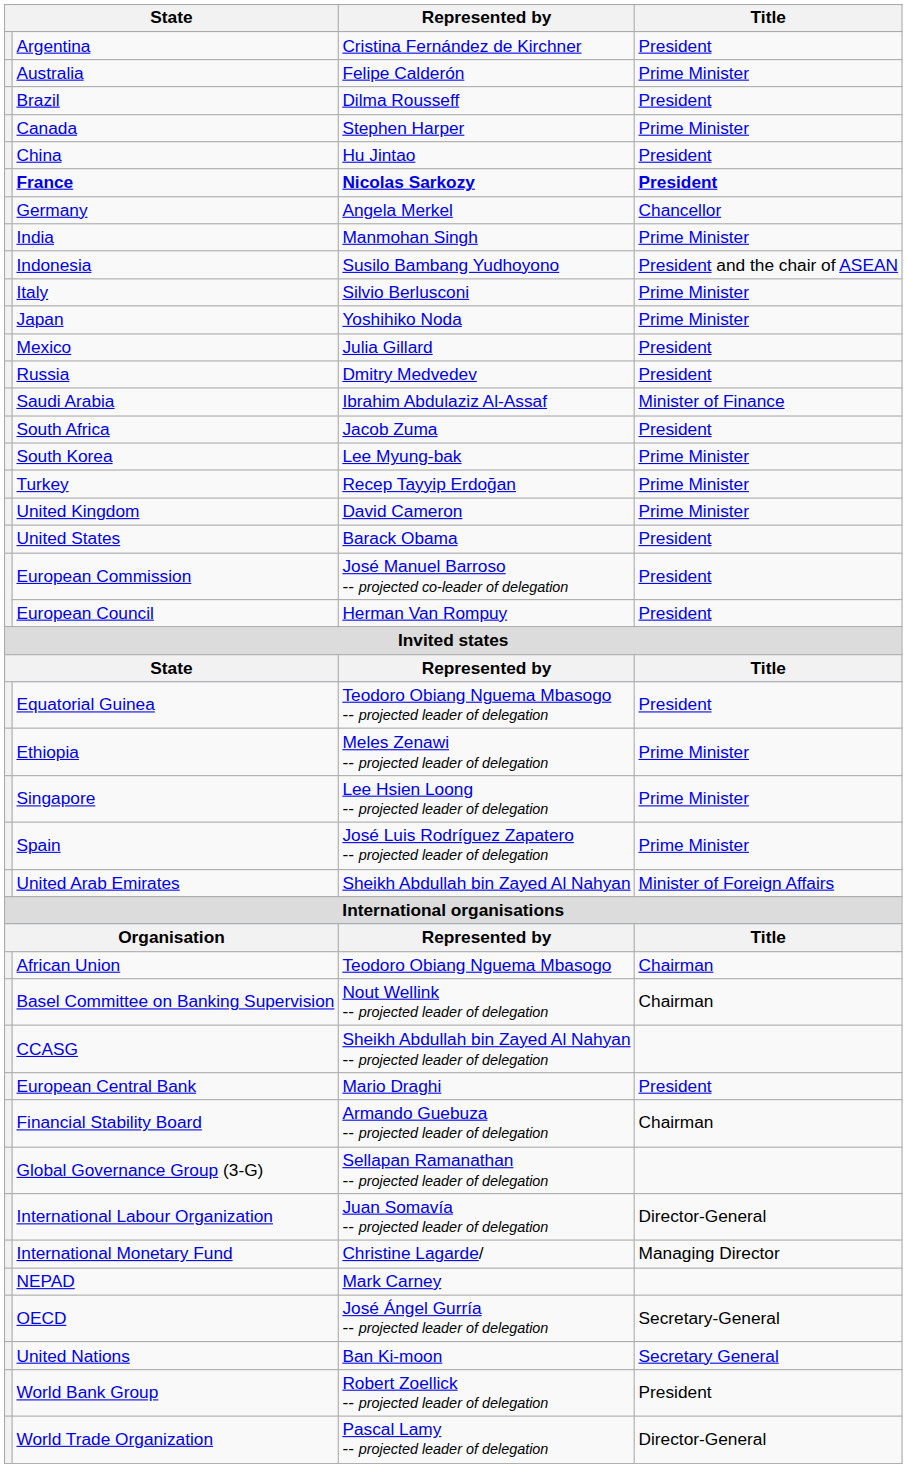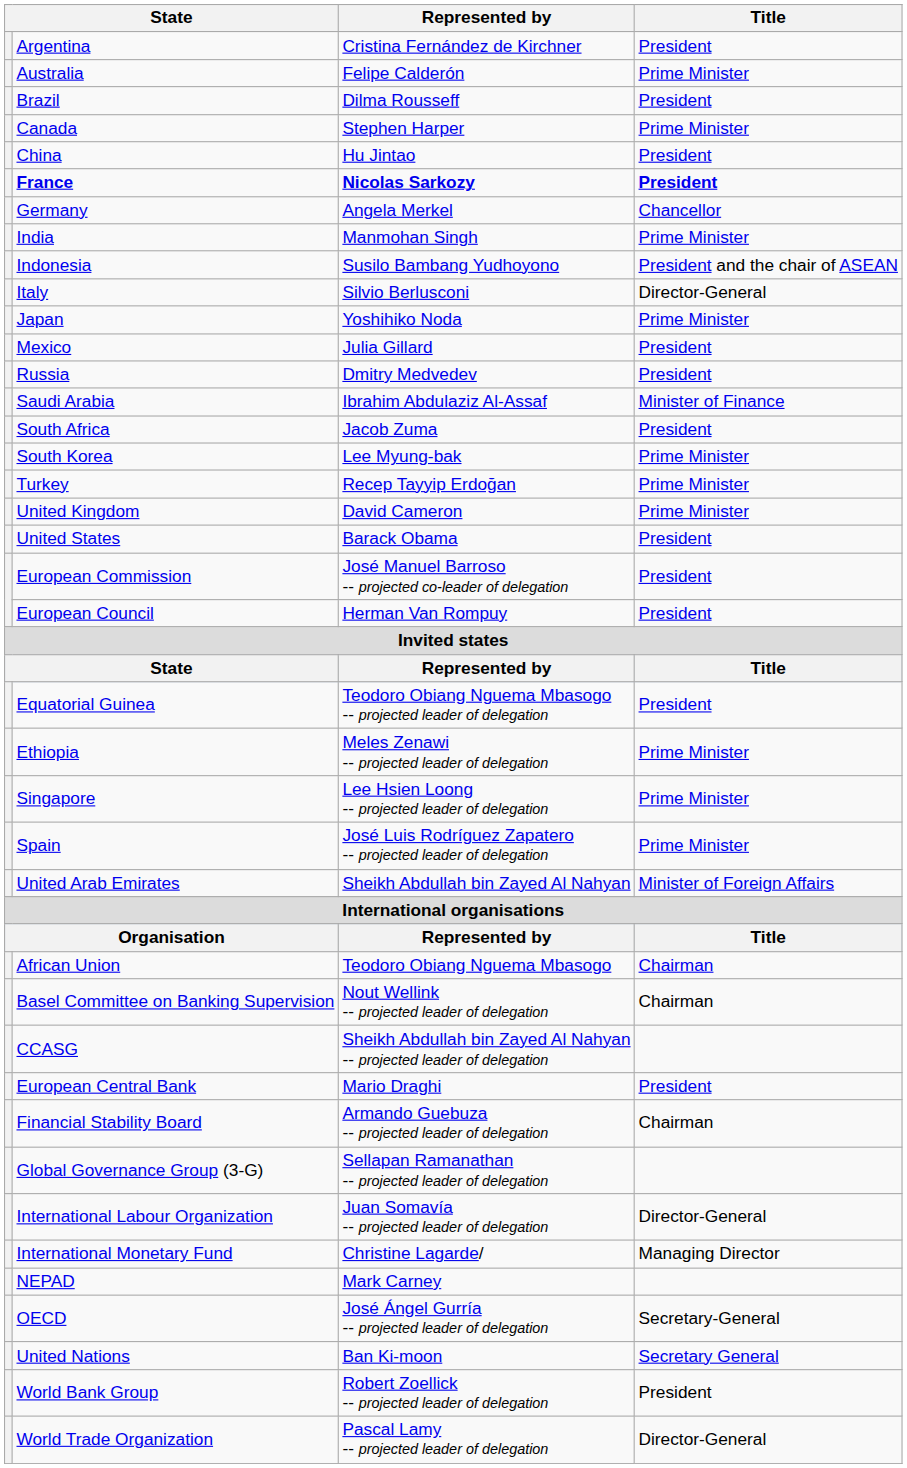(694, 292) Prime Minister -> (702, 292) Director-General
